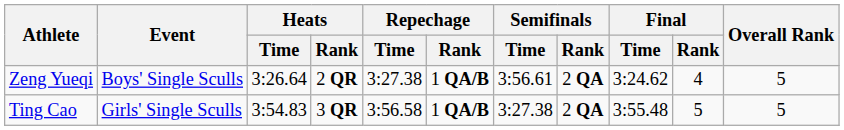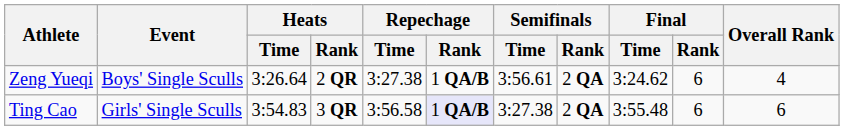(698, 80) 4 -> (698, 80) 6
(781, 80) 5 -> (781, 80) 4
(460, 110) no background -> (460, 110) lavender background
(698, 110) 5 -> (698, 110) 6
(781, 110) 5 -> (781, 110) 6
